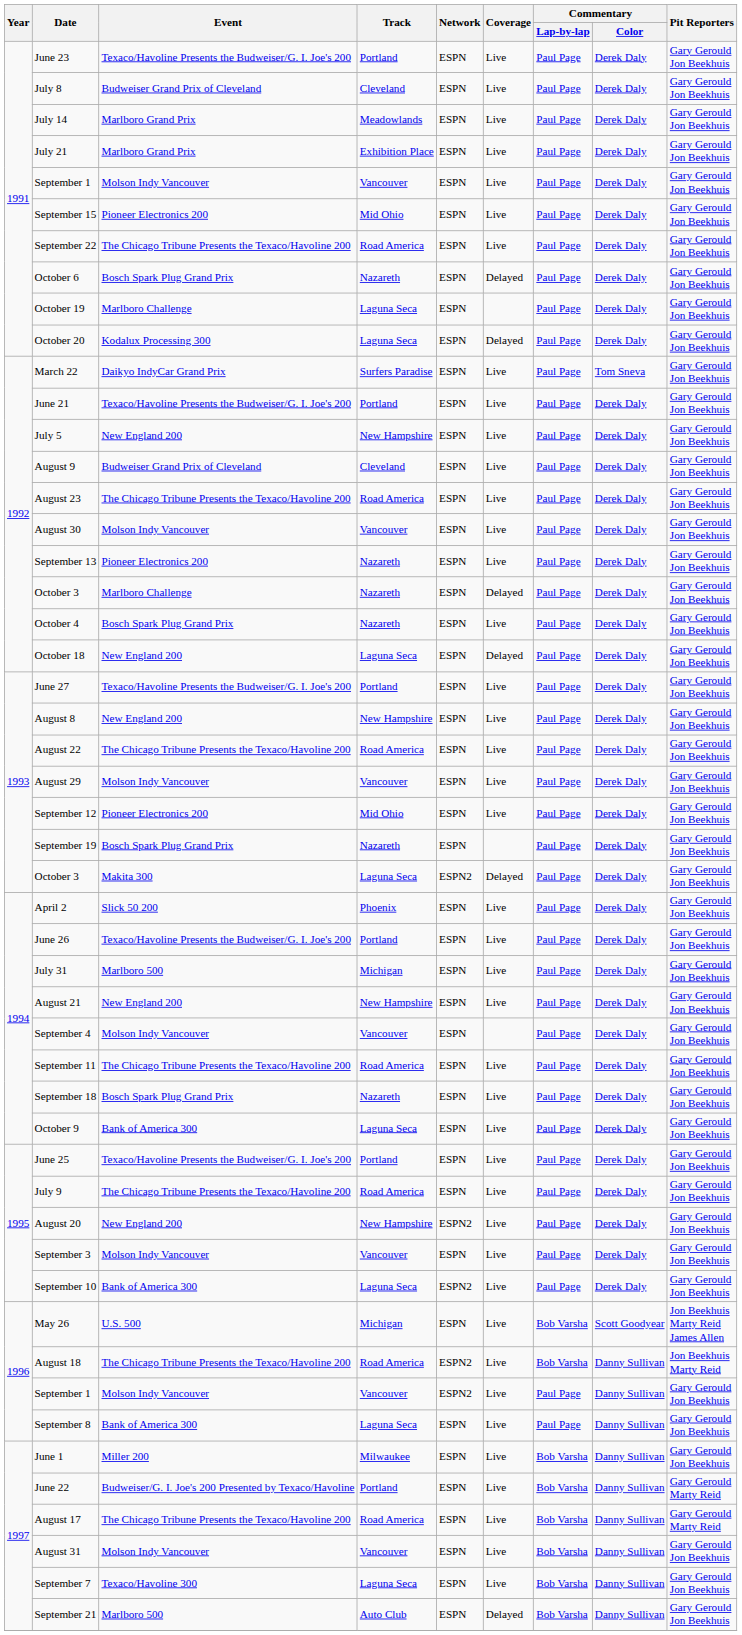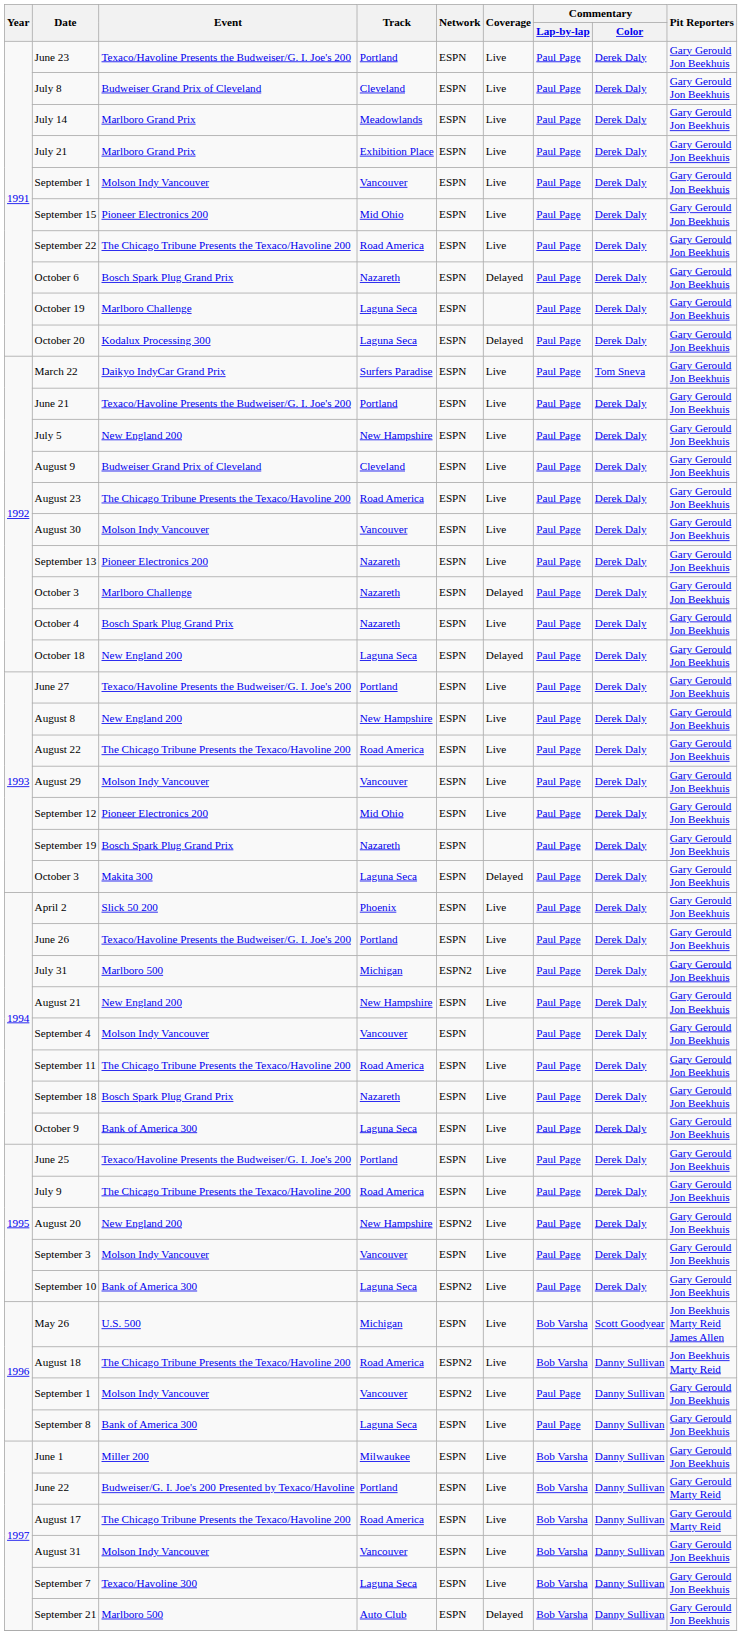(455, 876) ESPN2 -> (453, 876) ESPN
(453, 970) ESPN -> (455, 970) ESPN2
